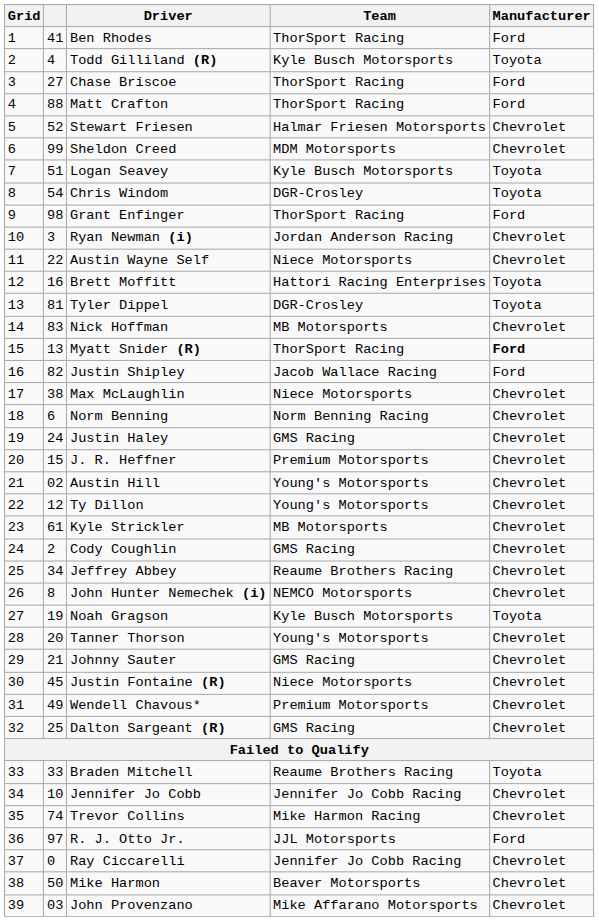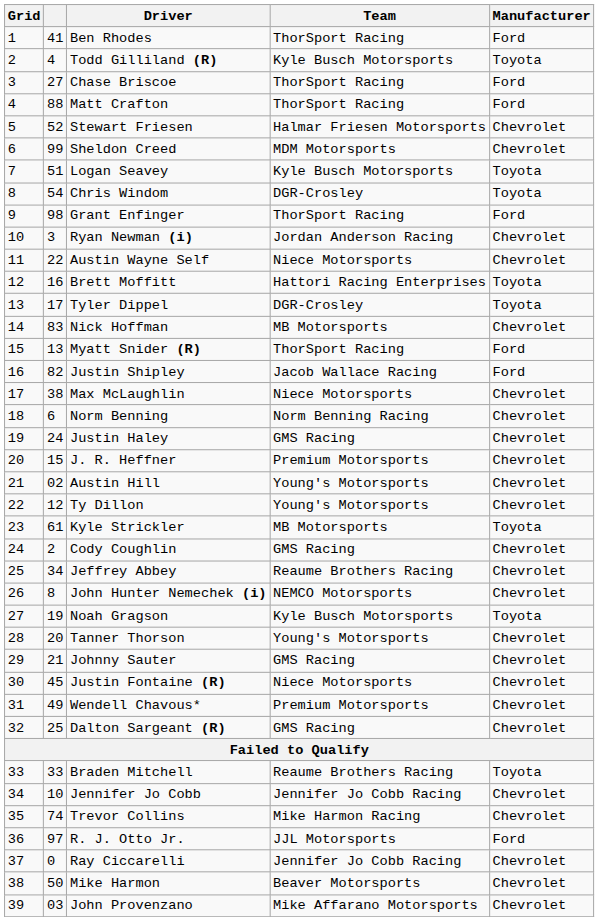(55, 305) 81 -> (55, 305) 17
(509, 349) bold -> (509, 349) normal
(529, 527) Chevrolet -> (517, 527) Toyota
